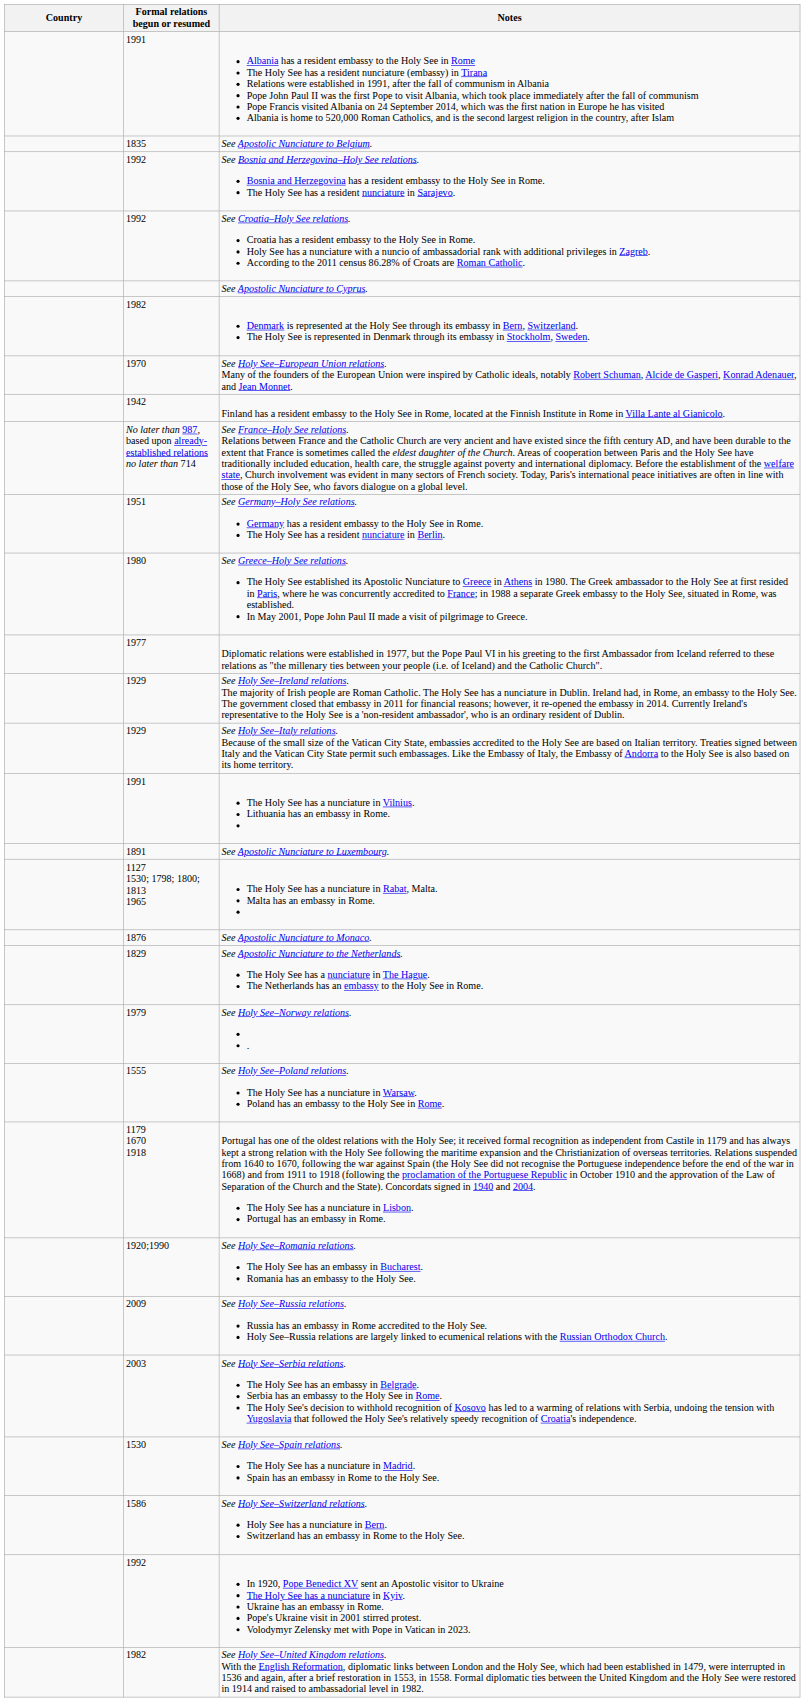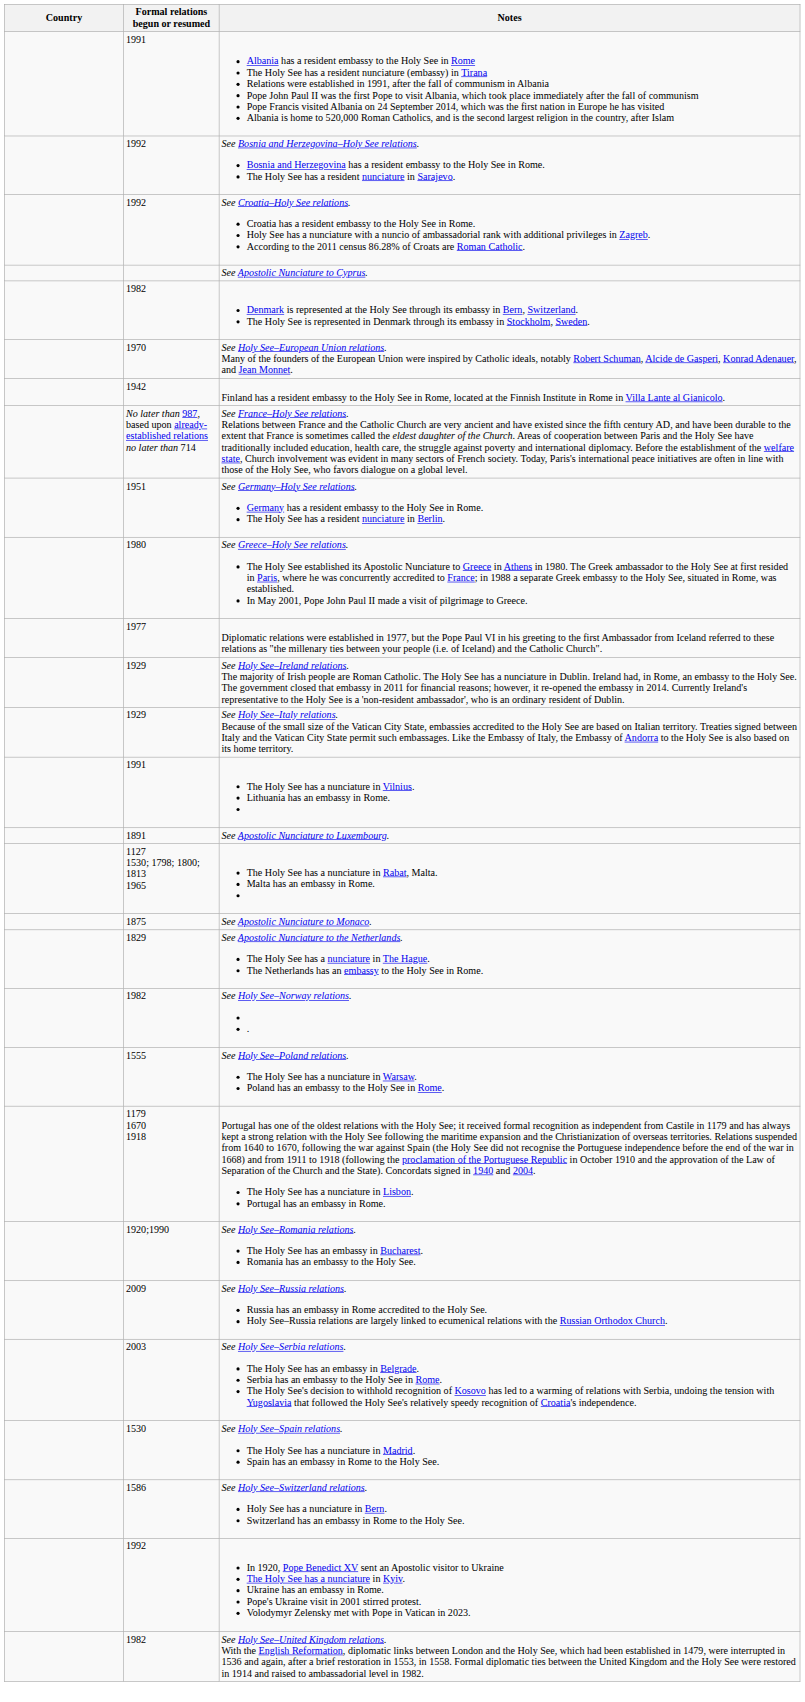- row: (297, 144)
(136, 937) 1876 -> (136, 921) 1875
(136, 1012) 1979 -> (136, 996) 1982
